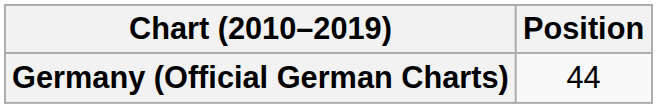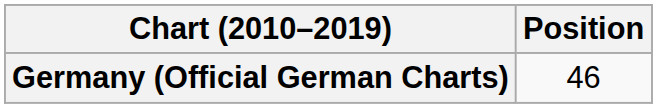(584, 77) 44 -> (584, 77) 46
